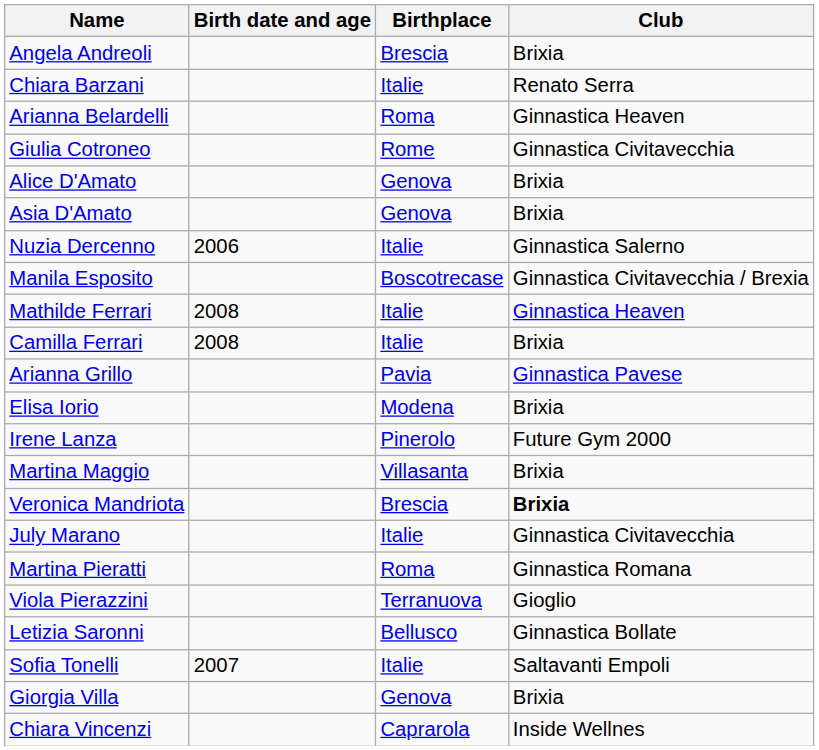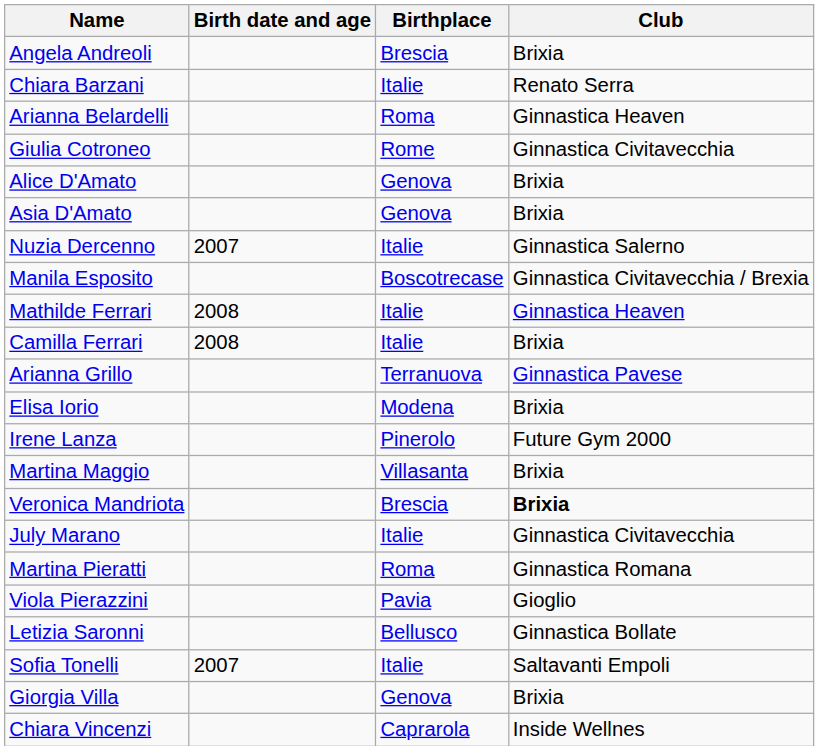(216, 246) 2006 -> (216, 246) 2007
(406, 375) Pavia -> (431, 375) Terranuova
(431, 600) Terranuova -> (406, 600) Pavia
